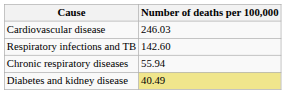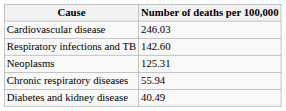+ row: (31, 64)
(153, 81) khaki background -> (153, 98) no background
